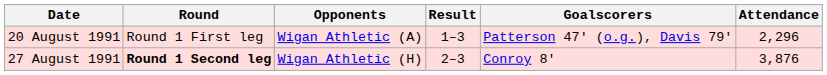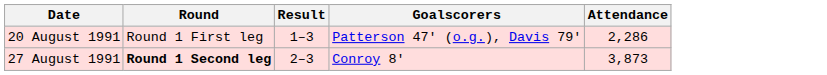- column: (350, 15)
(779, 37) 2,296 -> (628, 37) 2,286
(779, 59) 3,876 -> (628, 59) 3,873
